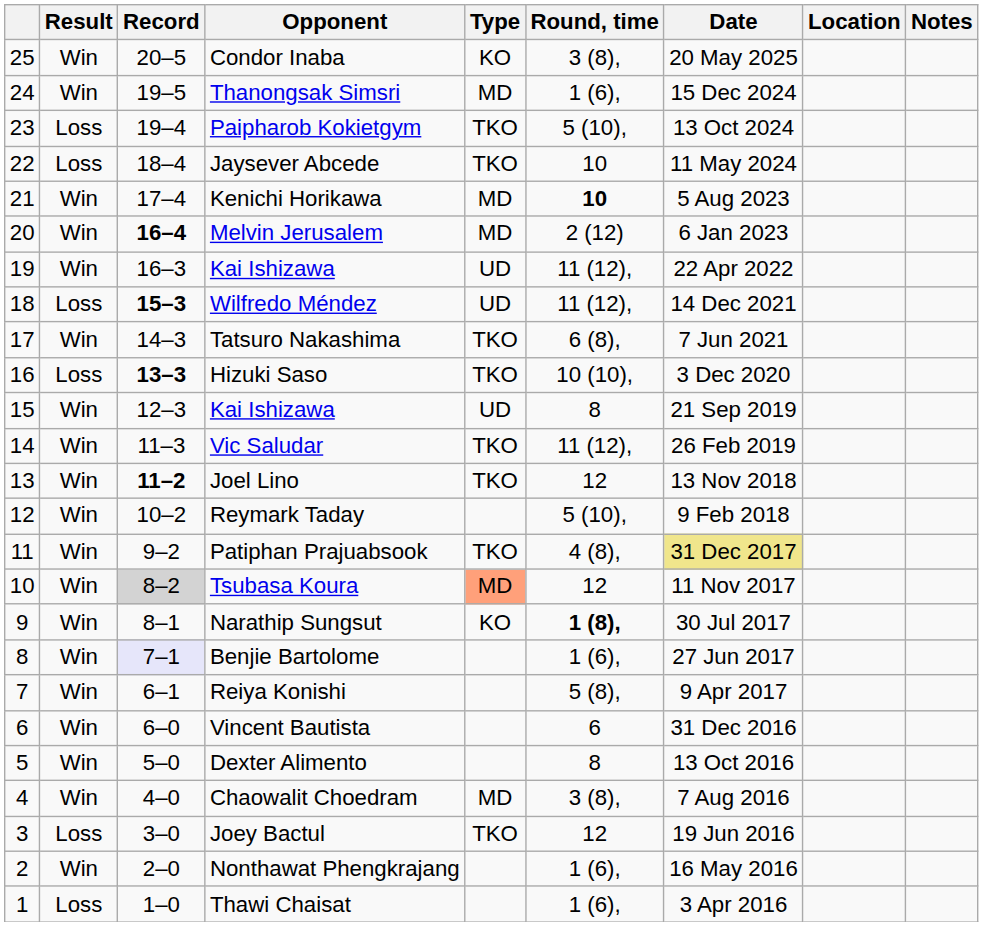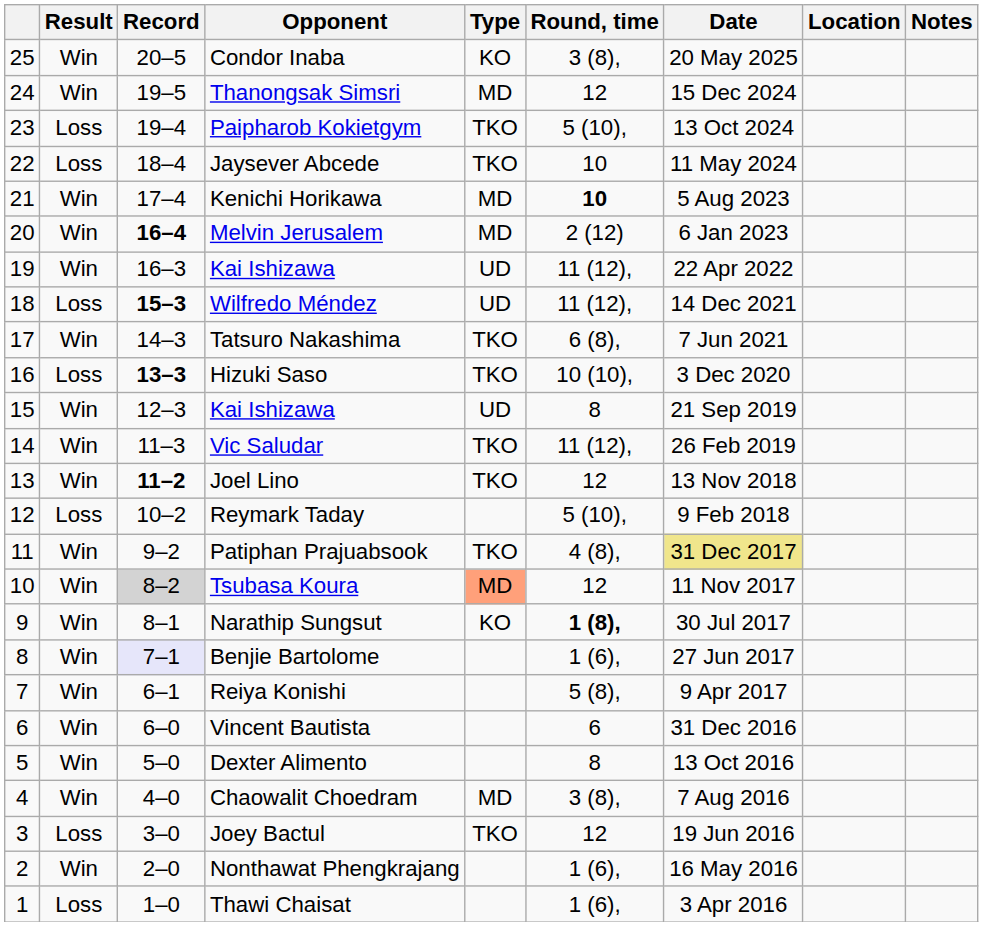(595, 92) 1 (6), -> (595, 92) 12
(79, 515) Win -> (79, 515) Loss
